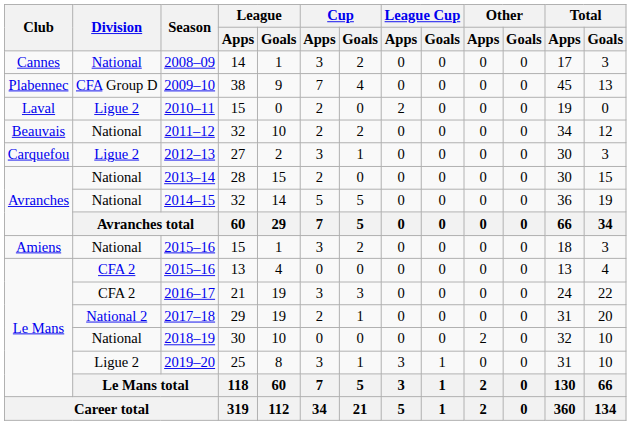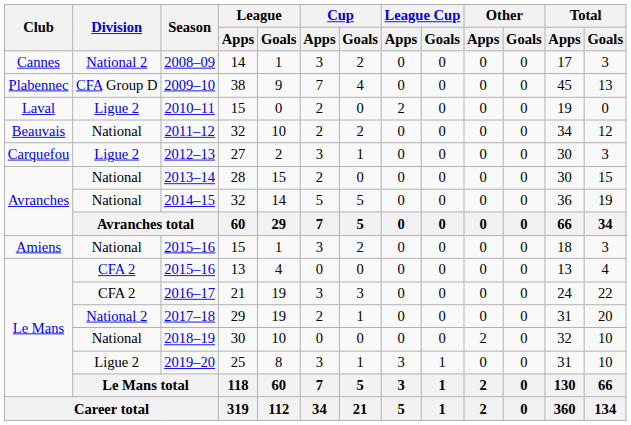(117, 62) National -> (117, 62) National 2
